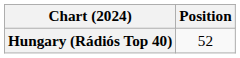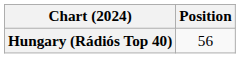(205, 40) 52 -> (205, 40) 56
